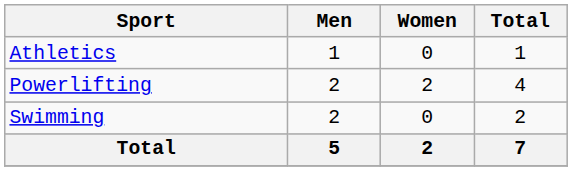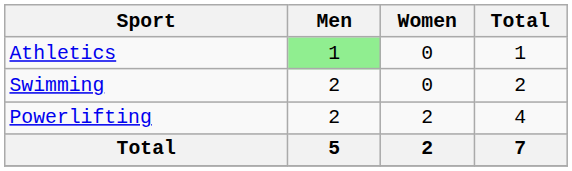(334, 53) no background -> (334, 53) lightgreen background
rows swapped: (81, 85) <-> (57, 117)
